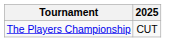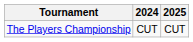+ column: (147, 13)
